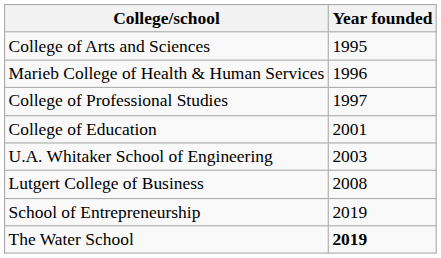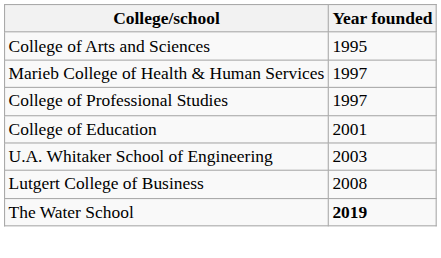(350, 73) 1996 -> (350, 73) 1997
- row: (104, 211)
